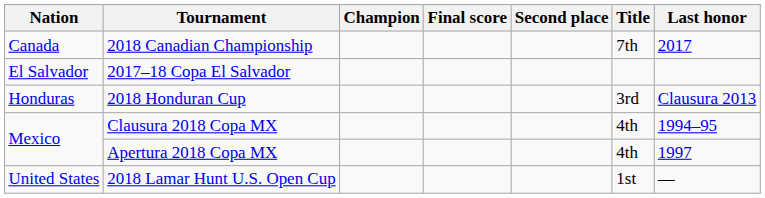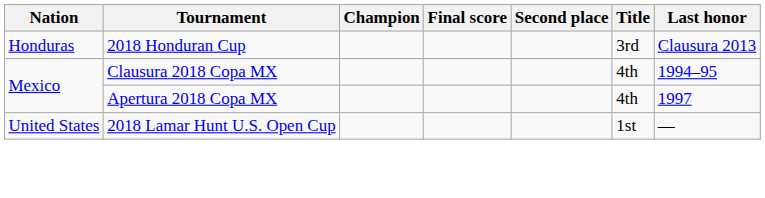- row: (210, 44)
- row: (199, 71)
